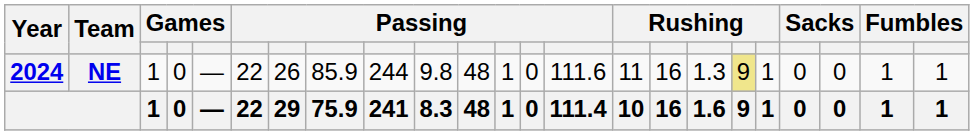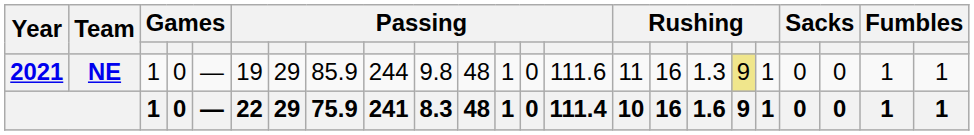(37, 72) 2024 -> (37, 72) 2021
(250, 72) 22 -> (250, 72) 19
(287, 72) 26 -> (287, 72) 29
